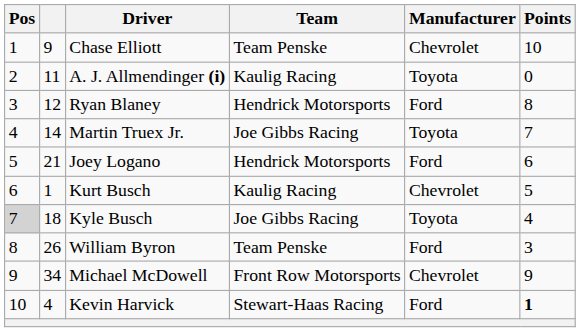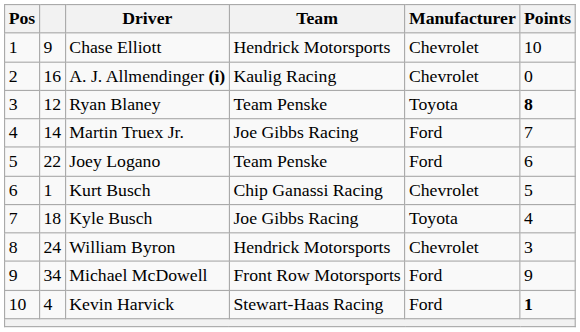(280, 46) Team Penske -> (312, 46) Hendrick Motorsports
(52, 75) 11 -> (52, 75) 16
(433, 75) Toyota -> (444, 75) Chevrolet
(312, 104) Hendrick Motorsports -> (280, 104) Team Penske
(426, 104) Ford -> (433, 104) Toyota
(528, 104) normal -> (528, 104) bold
(433, 132) Toyota -> (426, 132) Ford
(52, 161) 21 -> (52, 161) 22
(312, 161) Hendrick Motorsports -> (280, 161) Team Penske
(285, 189) Kaulig Racing -> (308, 189) Chip Ganassi Racing
(13, 218) lightgrey background -> (13, 218) no background
(52, 246) 26 -> (52, 246) 24
(280, 246) Team Penske -> (312, 246) Hendrick Motorsports
(426, 246) Ford -> (444, 246) Chevrolet
(444, 275) Chevrolet -> (426, 275) Ford
